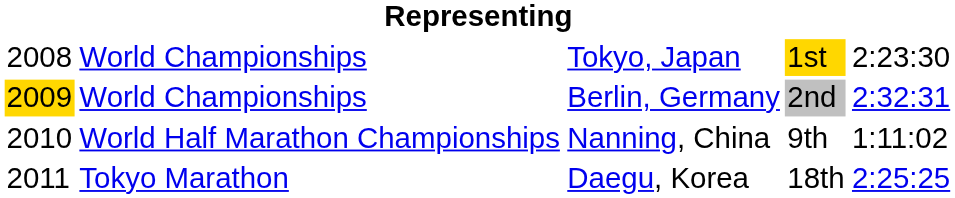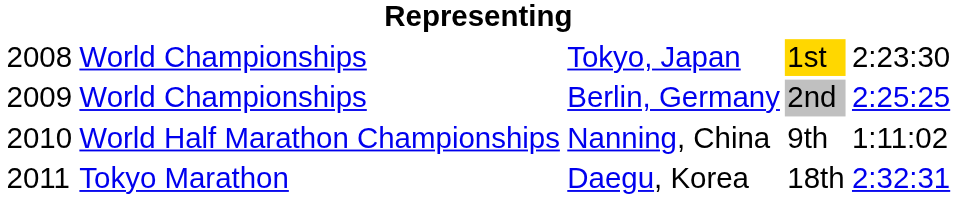(39, 97) gold background -> (39, 97) no background
(901, 97) 2:32:31 -> (901, 97) 2:25:25
(901, 178) 2:25:25 -> (901, 178) 2:32:31
